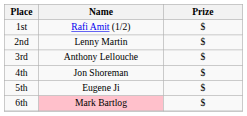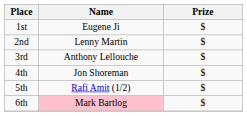(101, 27) Rafi Amit (1/2) -> (101, 27) Eugene Ji
(101, 88) Eugene Ji -> (101, 88) Rafi Amit (1/2)
